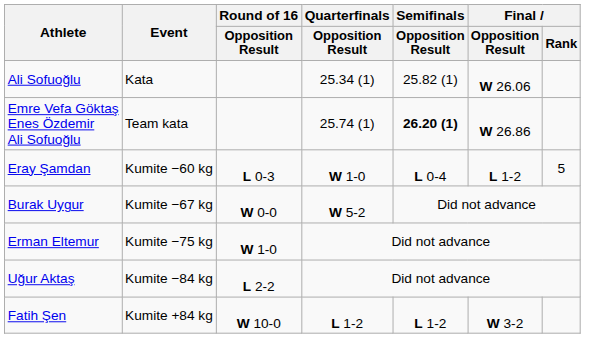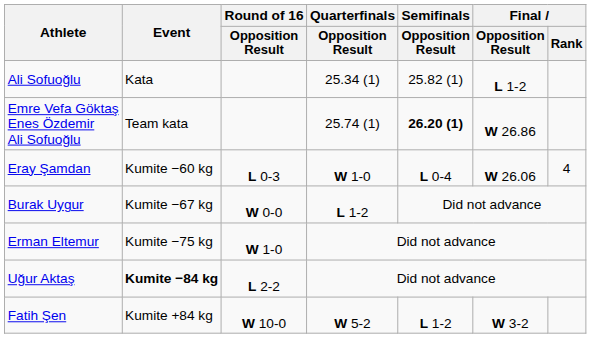(505, 87) W 26.06 -> (510, 87) L 1-2
(505, 176) L 1-2 -> (510, 176) W 26.06
(561, 168) 5 -> (567, 168) 4
(347, 213) W 5-2 -> (352, 213) L 1-2
(169, 279) normal -> (172, 279) bold
(347, 323) L 1-2 -> (352, 323) W 5-2
